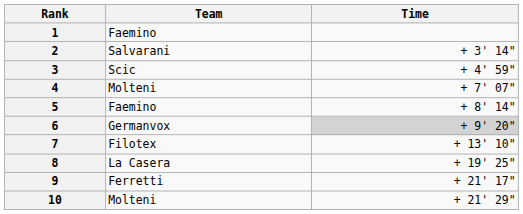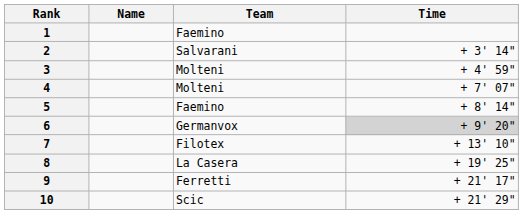+ column: (131, 14)
(122, 70) Scic -> (200, 70) Molteni
(132, 200) Molteni -> (190, 200) Scic
